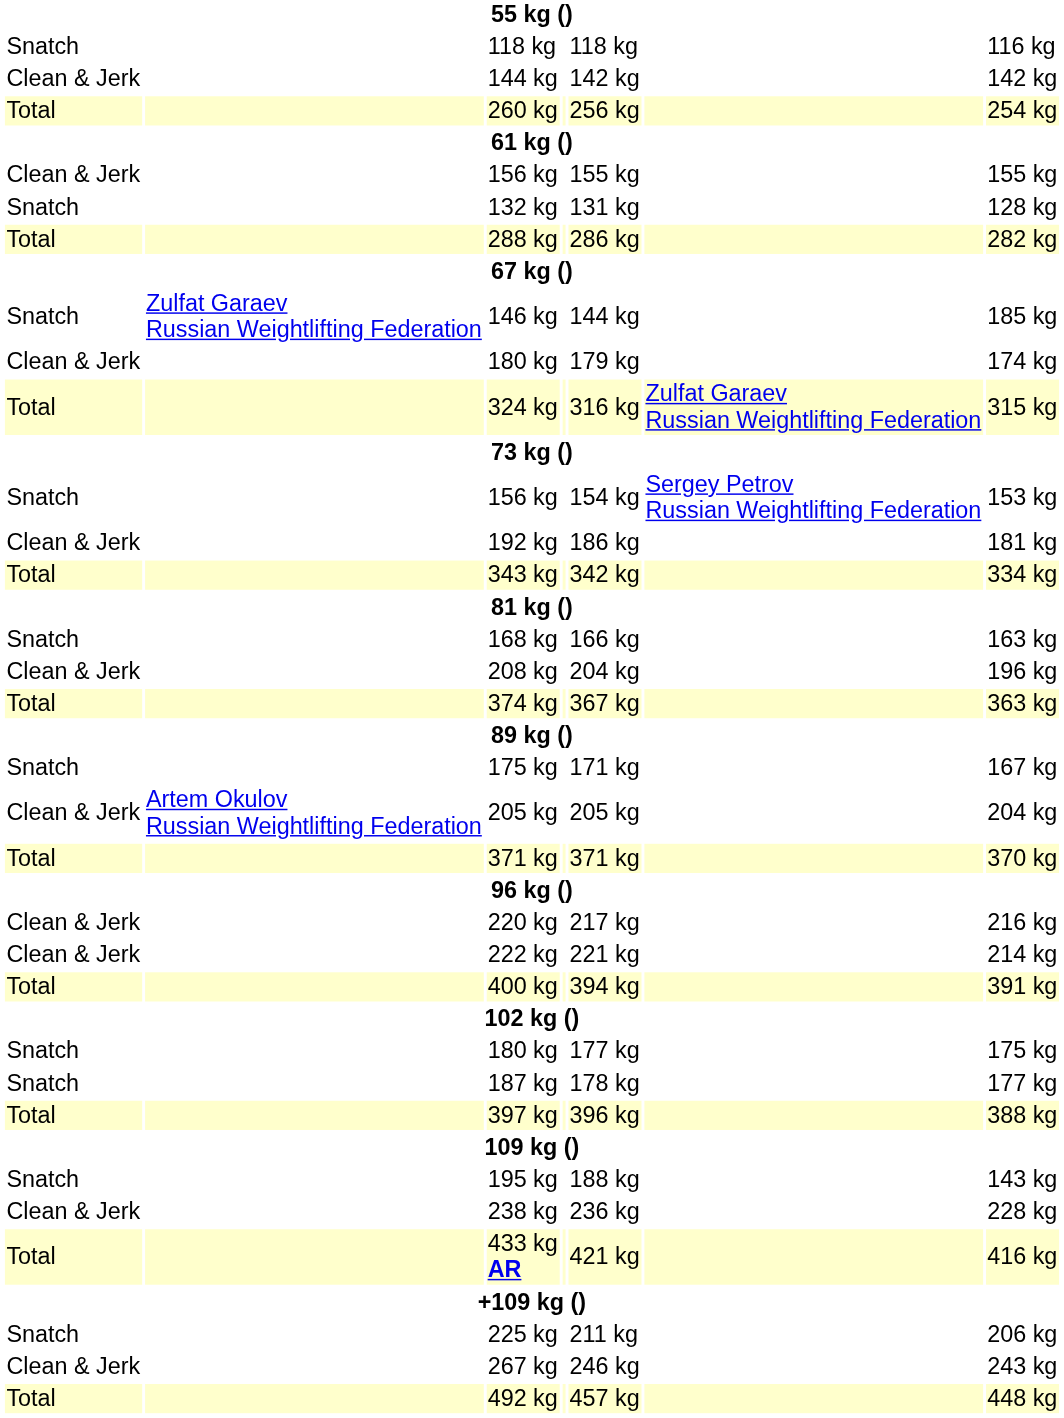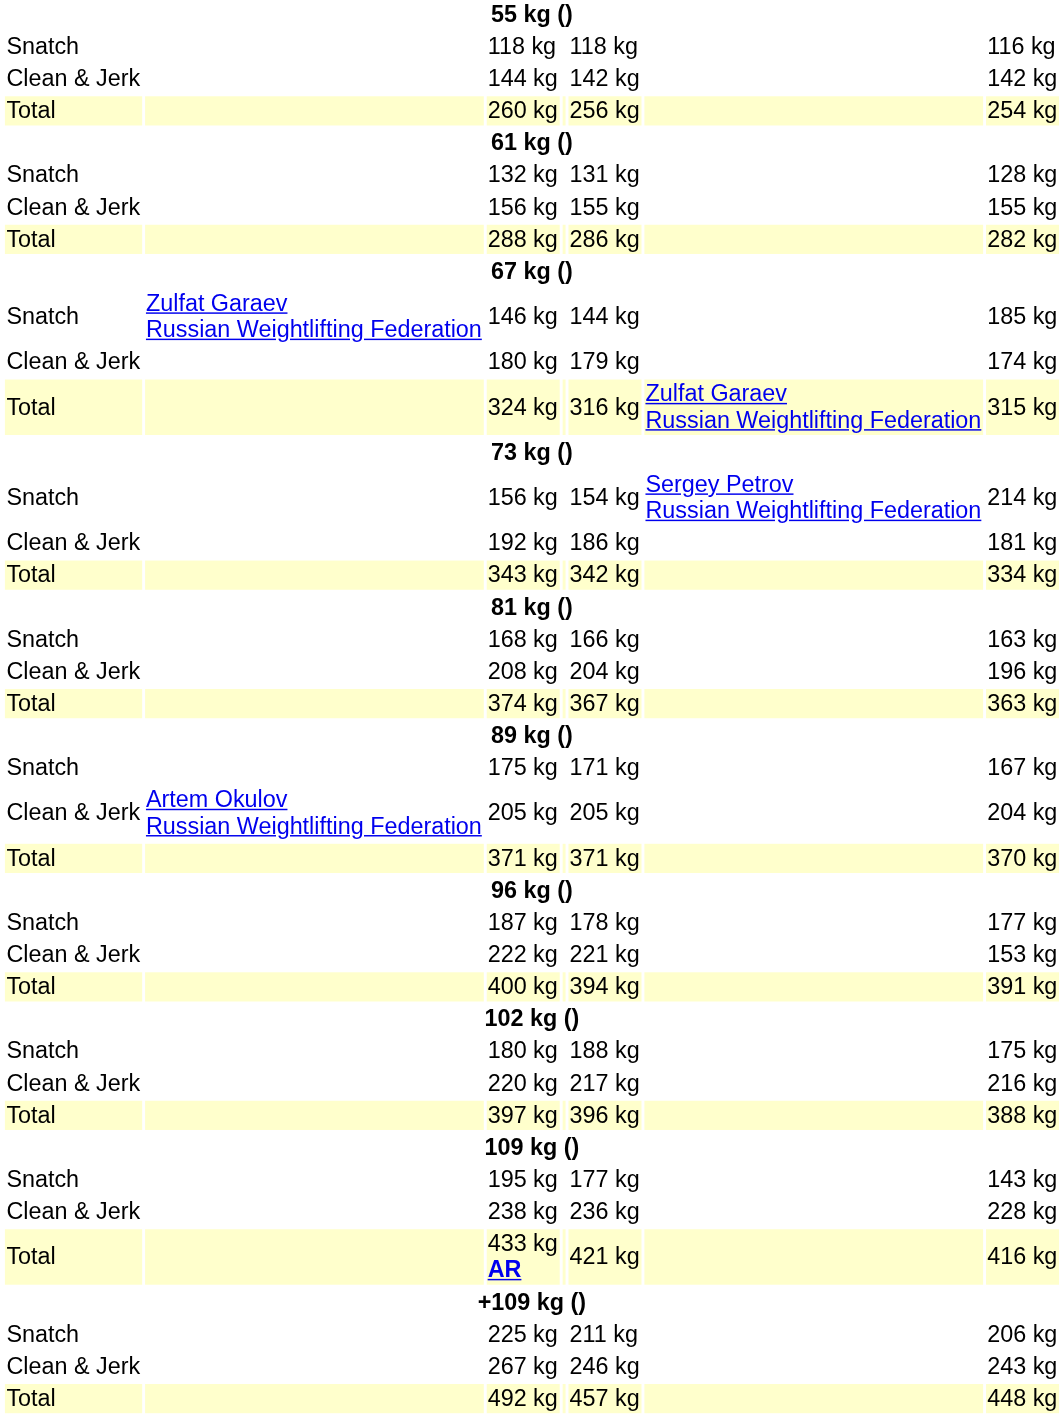rows swapped: (43, 207) <-> (73, 174)
(1022, 497) 153 kg -> (1022, 497) 214 kg
rows swapped: (43, 1083) <-> (73, 922)
(1022, 954) 214 kg -> (1022, 954) 153 kg
(605, 1050) 177 kg -> (605, 1050) 188 kg
(605, 1179) 188 kg -> (605, 1179) 177 kg
